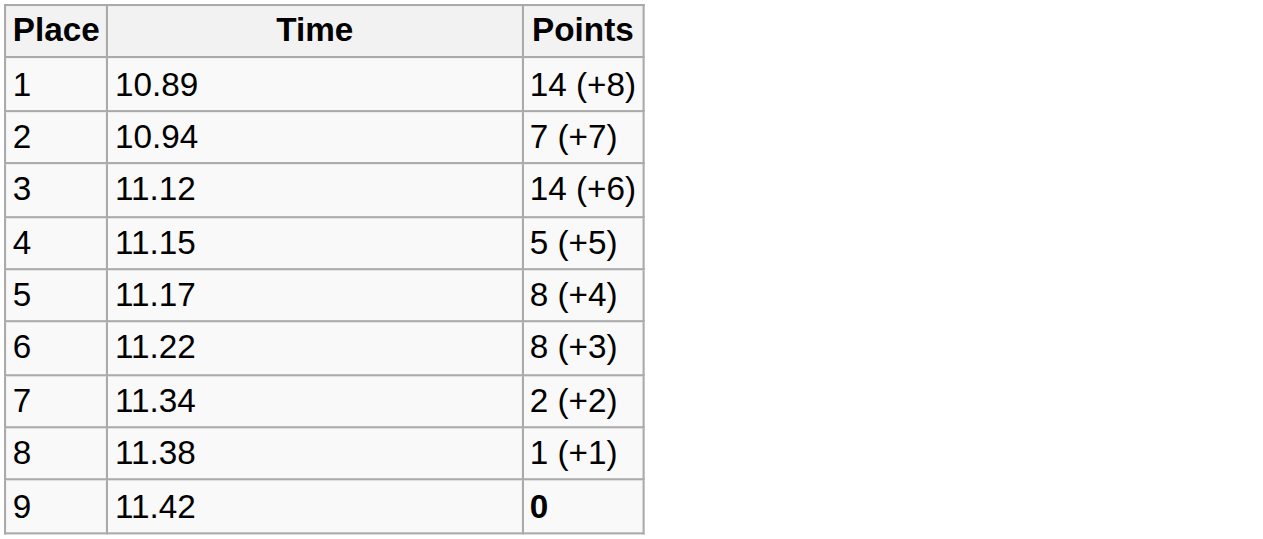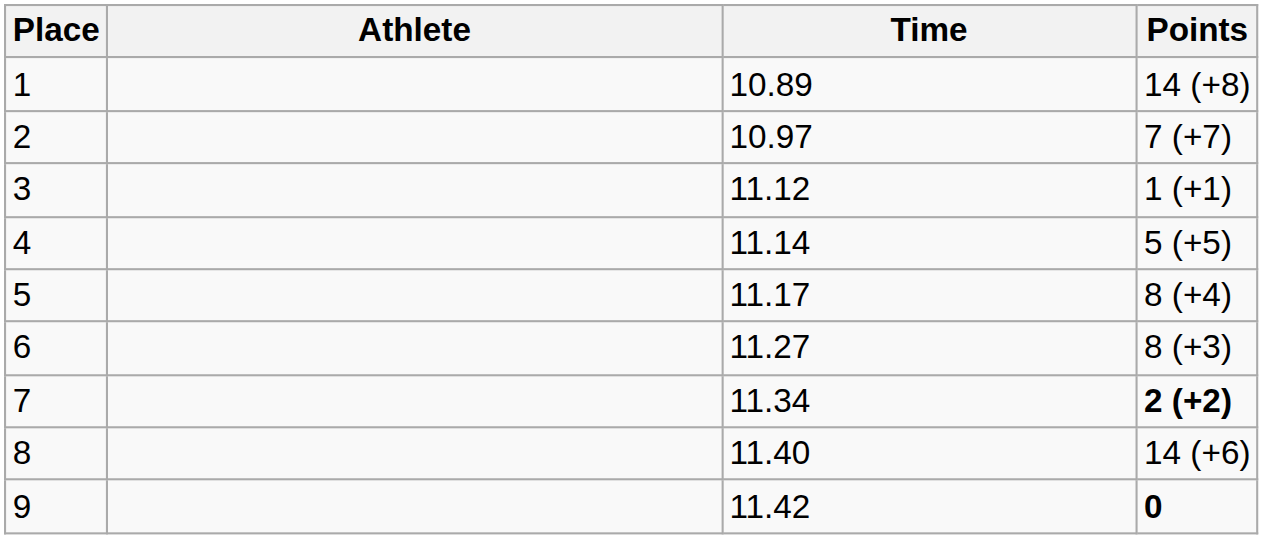+ column: (415, 30)
(157, 136) 10.94 -> (771, 136) 10.97
(583, 189) 14 (+6) -> (1188, 189) 1 (+1)
(155, 242) 11.15 -> (770, 242) 11.14
(155, 347) 11.22 -> (770, 347) 11.27
(574, 400) normal -> (1188, 400) bold
(155, 453) 11.38 -> (770, 453) 11.40
(574, 453) 1 (+1) -> (1197, 453) 14 (+6)
